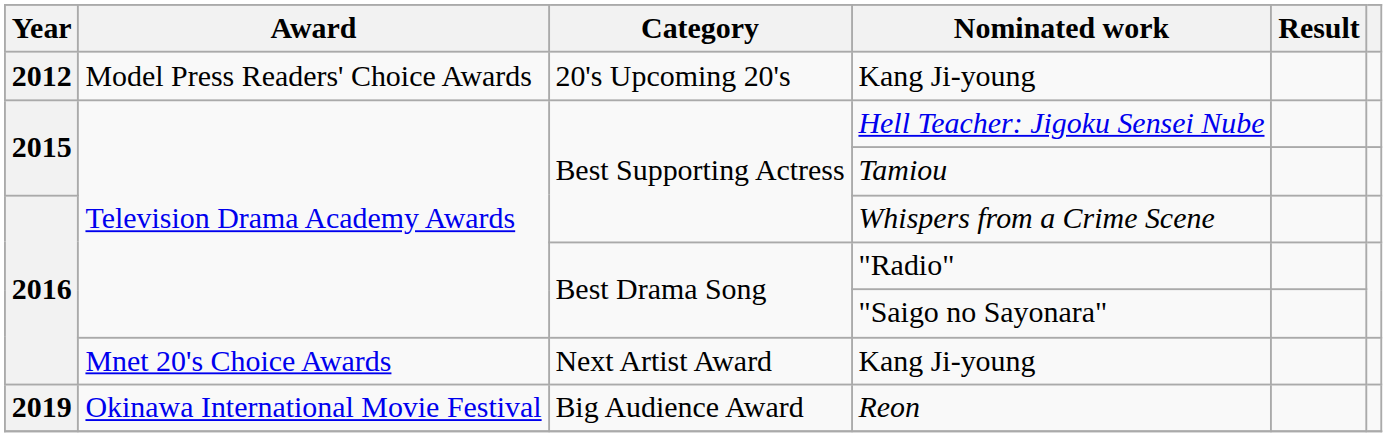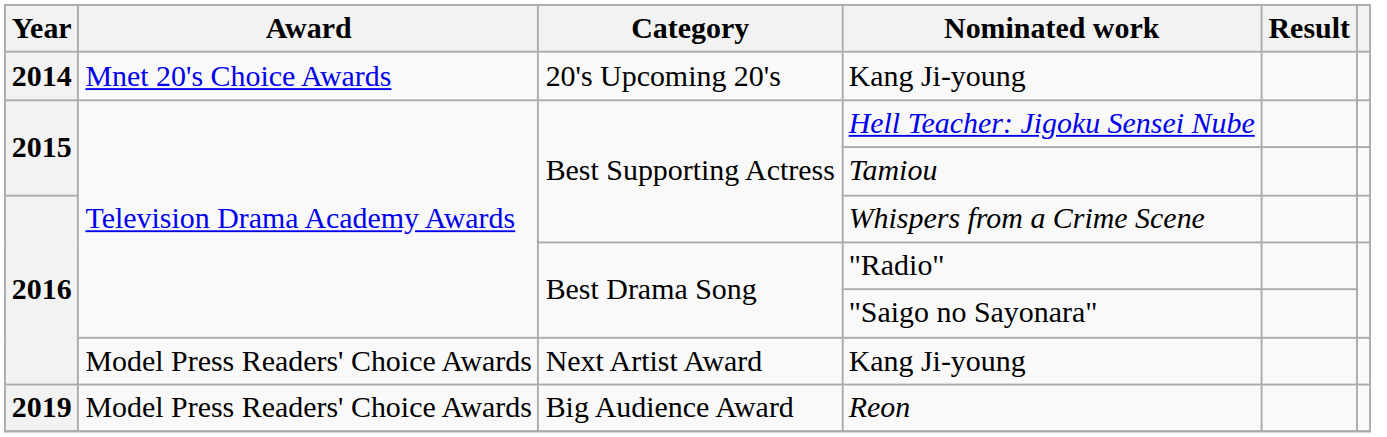(42, 75) 2012 -> (42, 75) 2014
(309, 75) Model Press Readers' Choice Awards -> (238, 75) Mnet 20's Choice Awards
(238, 360) Mnet 20's Choice Awards -> (309, 360) Model Press Readers' Choice Awards
(314, 407) Okinawa International Movie Festival -> (309, 407) Model Press Readers' Choice Awards
